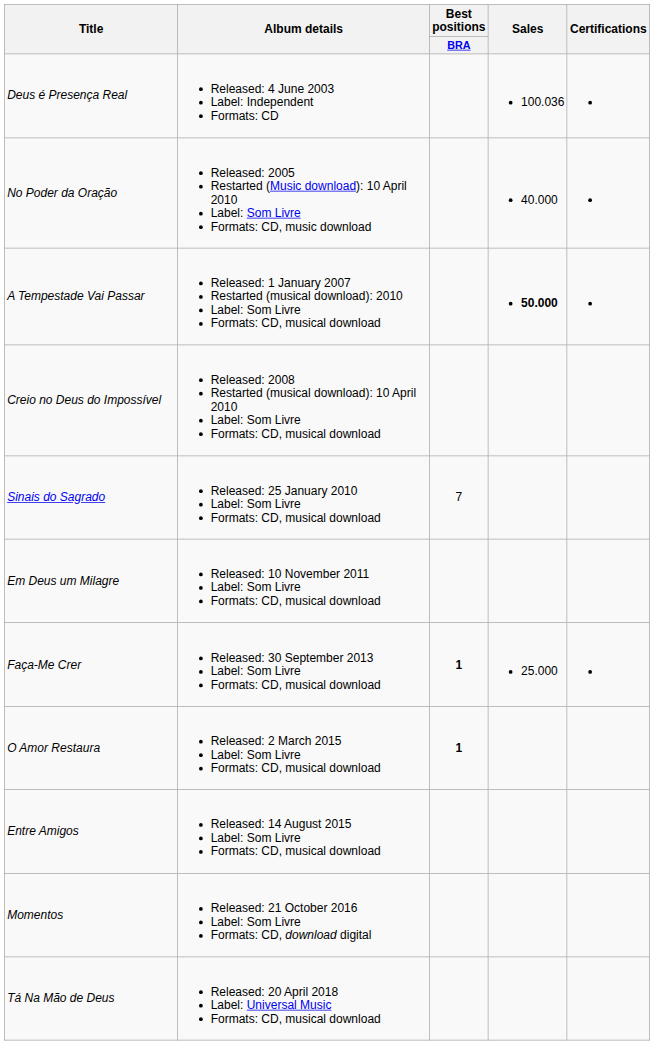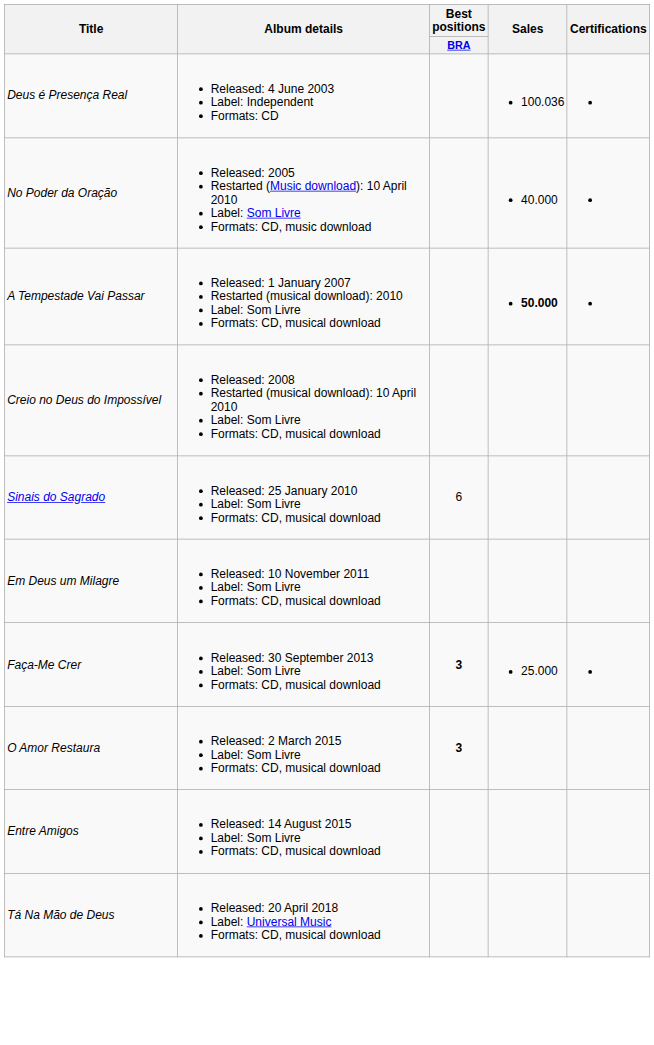(459, 497) 7 -> (459, 497) 6
(459, 664) 1 -> (459, 664) 3
(459, 748) 1 -> (459, 748) 3
- row: (35, 915)
